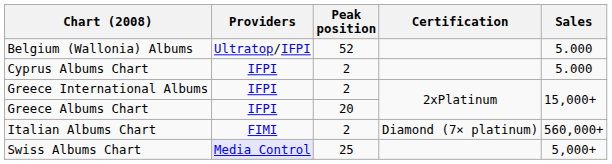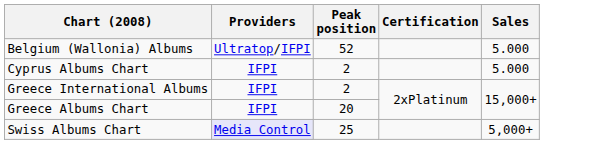- row: (82, 129)
